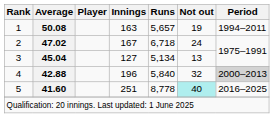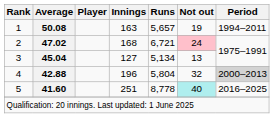(129, 43) 167 -> (129, 43) 168
(163, 43) 6,718 -> (163, 43) 6,721
(197, 43) no background -> (197, 43) pink background
(163, 74) 5,840 -> (163, 74) 5,804
